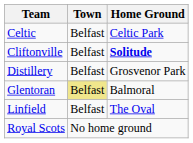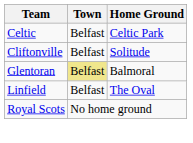(131, 52) bold -> (130, 52) normal
- row: (30, 71)
